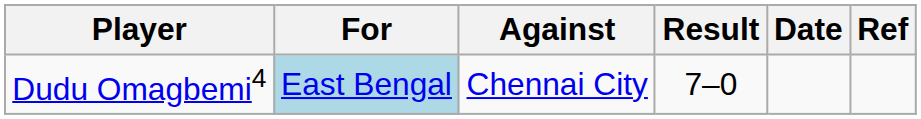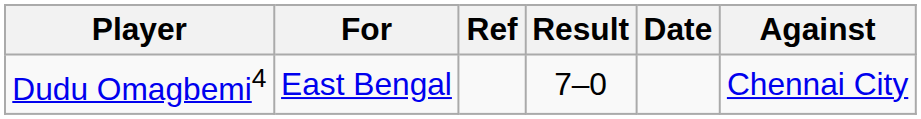columns swapped: (557, 29) <-> (883, 29)
(366, 84) lightblue background -> (366, 84) no background
